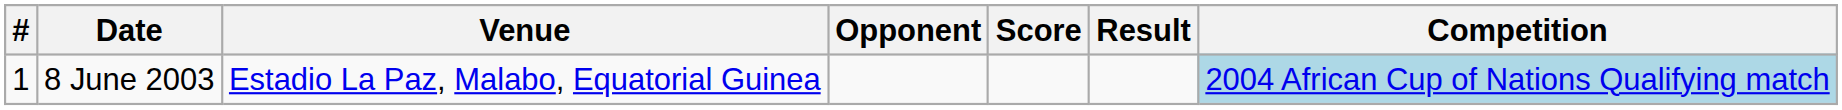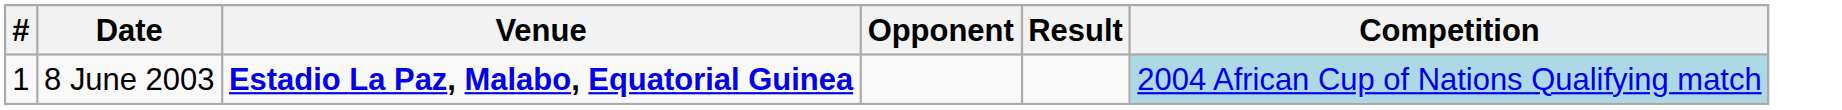- column: (1039, 30)
(525, 79) normal -> (541, 79) bold
